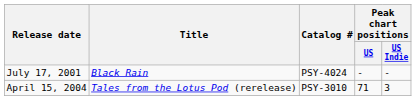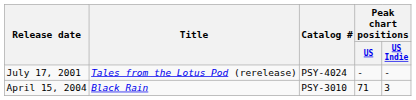(120, 72) Black Rain -> (194, 72) Tales from the Lotus Pod (rerelease)
(194, 88) Tales from the Lotus Pod (rerelease) -> (120, 88) Black Rain
